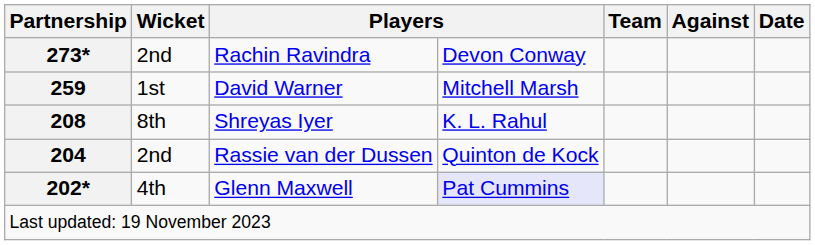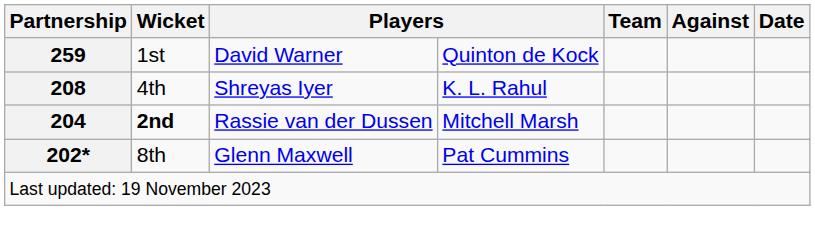- row: (292, 54)
(510, 88) Mitchell Marsh -> (520, 54) Quinton de Kock
(151, 121) 8th -> (151, 88) 4th
(154, 155) normal -> (155, 121) bold
(520, 155) Quinton de Kock -> (510, 121) Mitchell Marsh
(151, 188) 4th -> (151, 155) 8th
(506, 188) lavender background -> (506, 155) no background
